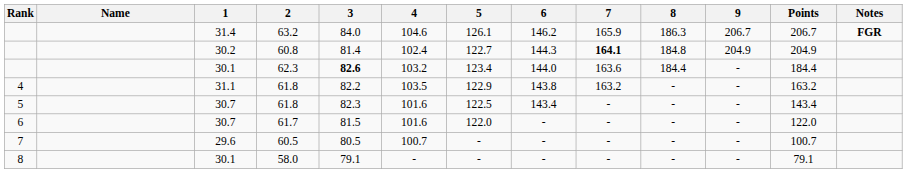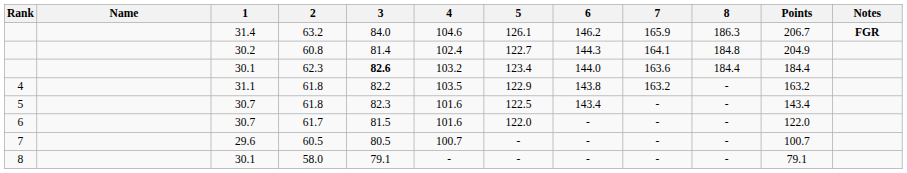- column: (738, 13)
(608, 50) bold -> (657, 50) normal
